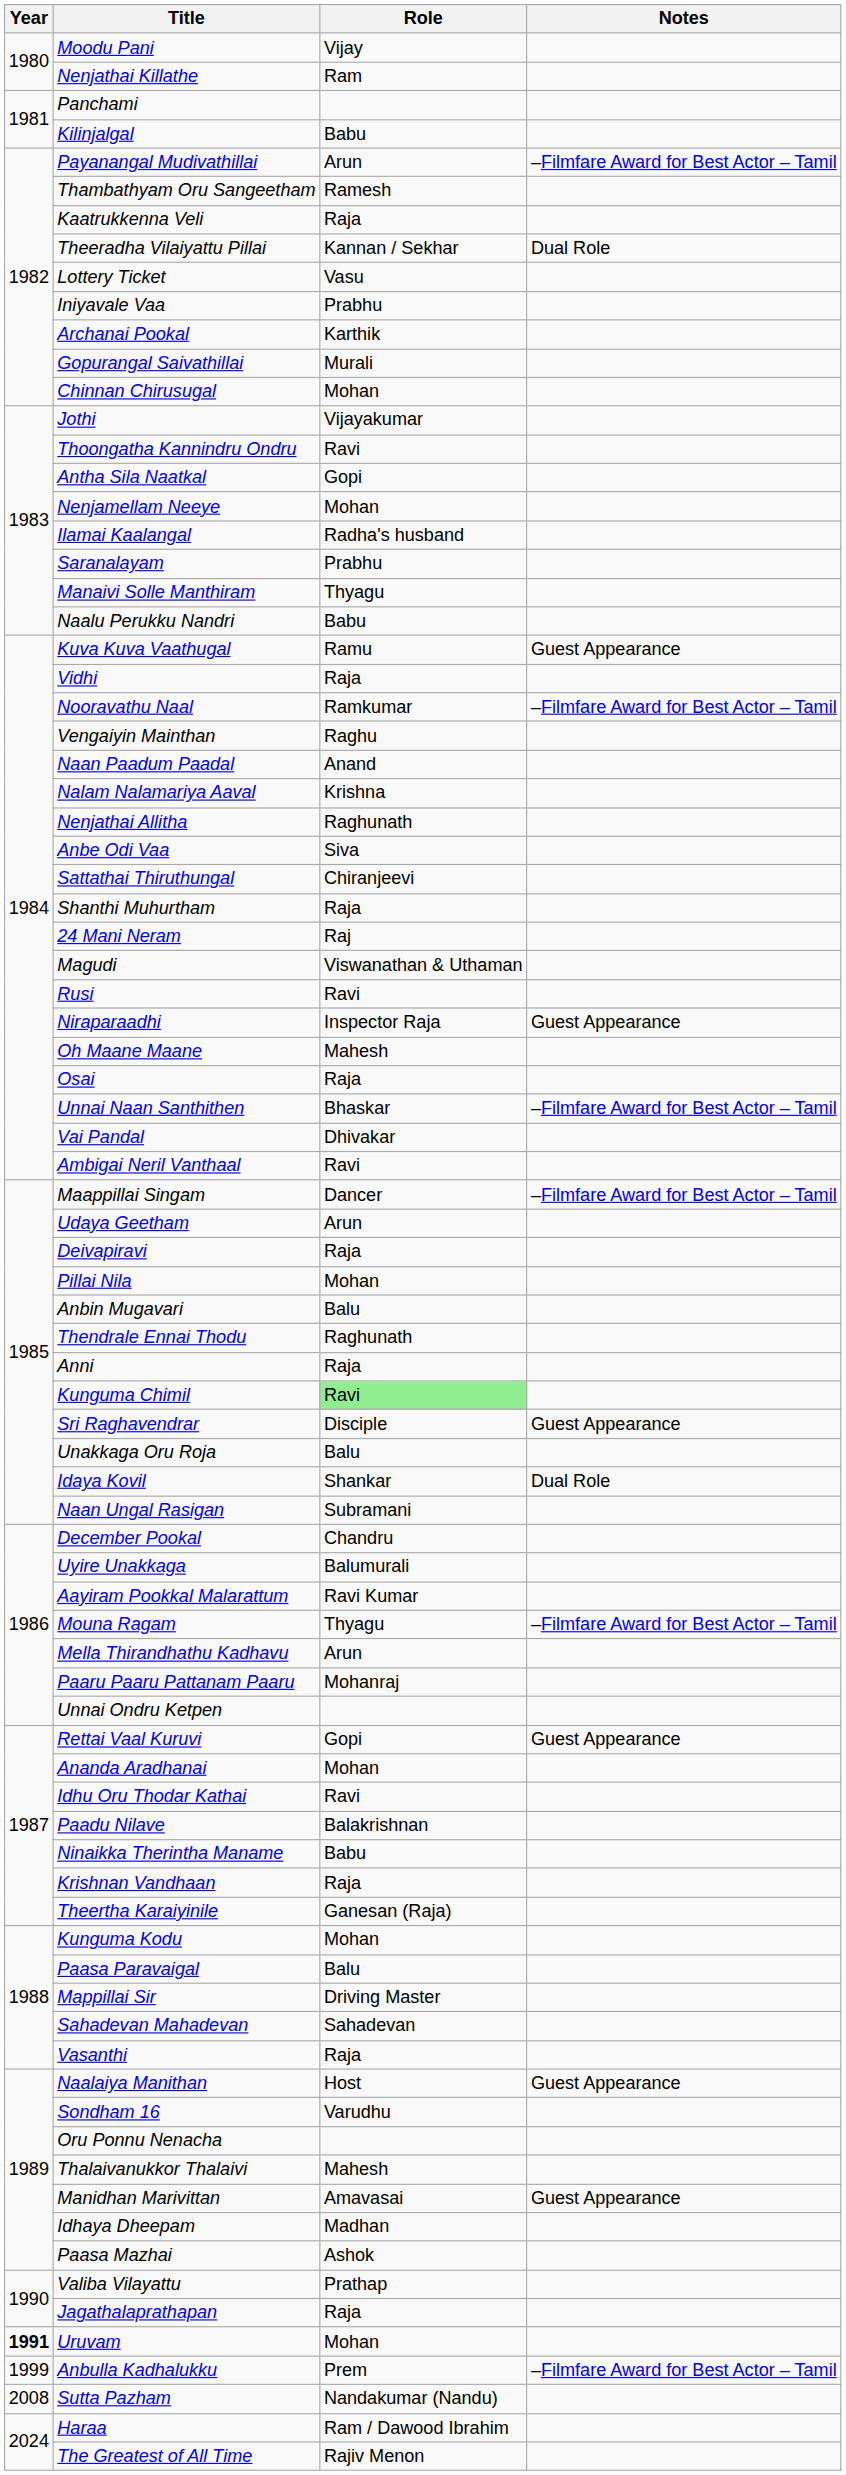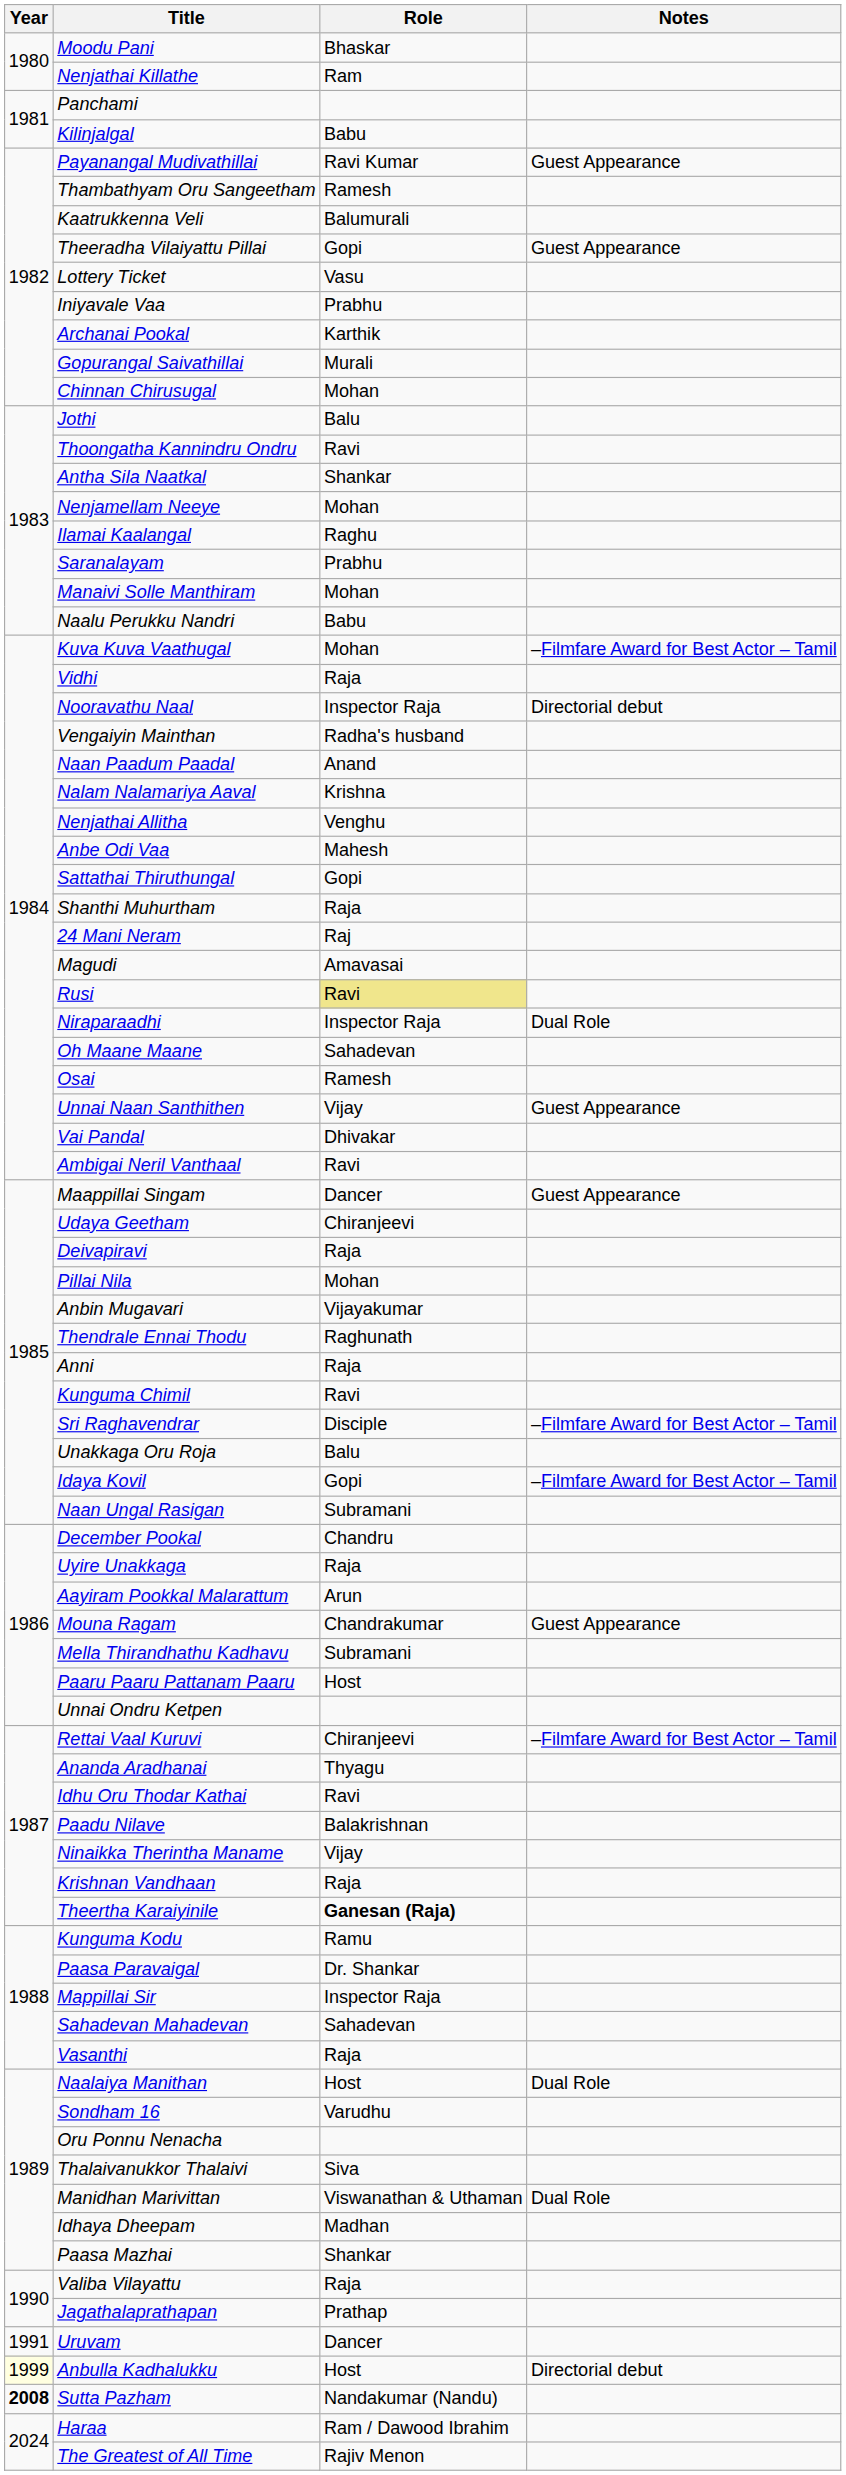(343, 47) Vijay -> (357, 47) Bhaskar
(343, 162) Arun -> (371, 162) Ravi Kumar
(684, 162) –Filmfare Award for Best Actor – Tamil -> (606, 162) Guest Appearance
(342, 219) Raja -> (367, 219) Balumurali
(391, 248) Kannan / Sekhar -> (343, 248) Gopi
(571, 248) Dual Role -> (606, 248) Guest Appearance
(373, 420) Vijayakumar -> (342, 420) Balu
(343, 477) Gopi -> (358, 477) Shankar
(394, 534) Radha's husband -> (351, 534) Raghu
(354, 592) Thyagu -> (352, 592) Mohan
(348, 649) Ramu -> (352, 649) Mohan
(606, 649) Guest Appearance -> (684, 649) –Filmfare Award for Best Actor – Tamil
(368, 707) Ramkumar -> (382, 707) Inspector Raja
(684, 707) –Filmfare Award for Best Actor – Tamil -> (597, 707) Directorial debut
(351, 735) Raghu -> (394, 735) Radha's husband
(368, 821) Raghunath -> (355, 821) Venghu
(341, 850) Siva -> (356, 850) Mahesh
(369, 879) Chiranjeevi -> (343, 879) Gopi
(423, 965) Viswanathan & Uthaman -> (364, 965) Amavasai
(342, 993) no background -> (342, 993) khaki background
(606, 1022) Guest Appearance -> (571, 1022) Dual Role
(356, 1051) Mahesh -> (370, 1051) Sahadevan
(342, 1079) Raja -> (358, 1079) Ramesh
(357, 1108) Bhaskar -> (343, 1108) Vijay
(684, 1108) –Filmfare Award for Best Actor – Tamil -> (606, 1108) Guest Appearance
(684, 1194) –Filmfare Award for Best Actor – Tamil -> (606, 1194) Guest Appearance
(343, 1223) Arun -> (369, 1223) Chiranjeevi
(342, 1309) Balu -> (373, 1309) Vijayakumar
(342, 1395) lightgreen background -> (342, 1395) no background
(606, 1423) Guest Appearance -> (684, 1423) –Filmfare Award for Best Actor – Tamil
(358, 1481) Shankar -> (343, 1481) Gopi
(571, 1481) Dual Role -> (684, 1481) –Filmfare Award for Best Actor – Tamil
(367, 1567) Balumurali -> (342, 1567) Raja
(371, 1595) Ravi Kumar -> (343, 1595) Arun
(354, 1624) Thyagu -> (384, 1624) Chandrakumar
(684, 1624) –Filmfare Award for Best Actor – Tamil -> (606, 1624) Guest Appearance
(343, 1653) Arun -> (368, 1653) Subramani
(362, 1681) Mohanraj -> (342, 1681) Host
(343, 1739) Gopi -> (369, 1739) Chiranjeevi
(606, 1739) Guest Appearance -> (684, 1739) –Filmfare Award for Best Actor – Tamil
(352, 1767) Mohan -> (354, 1767) Thyagu
(345, 1853) Babu -> (343, 1853) Vijay
(388, 1911) normal -> (390, 1911) bold
(352, 1939) Mohan -> (348, 1939) Ramu
(342, 1968) Balu -> (372, 1968) Dr. Shankar
(382, 1997) Driving Master -> (382, 1997) Inspector Raja
(606, 2083) Guest Appearance -> (571, 2083) Dual Role
(356, 2169) Mahesh -> (341, 2169) Siva
(364, 2198) Amavasai -> (423, 2198) Viswanathan & Uthaman
(606, 2198) Guest Appearance -> (571, 2198) Dual Role
(349, 2255) Ashok -> (358, 2255) Shankar
(356, 2284) Prathap -> (342, 2284) Raja
(342, 2312) Raja -> (356, 2312) Prathap
(29, 2341) bold -> (29, 2341) normal
(352, 2341) Mohan -> (353, 2341) Dancer
(29, 2370) no background -> (29, 2370) lightyellow background
(345, 2370) Prem -> (342, 2370) Host
(684, 2370) –Filmfare Award for Best Actor – Tamil -> (597, 2370) Directorial debut
(29, 2398) normal -> (29, 2398) bold
